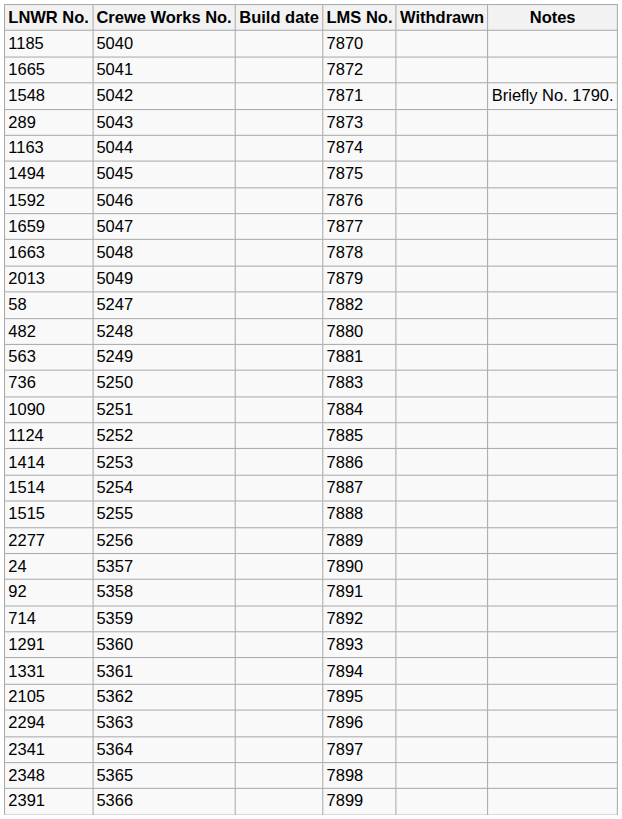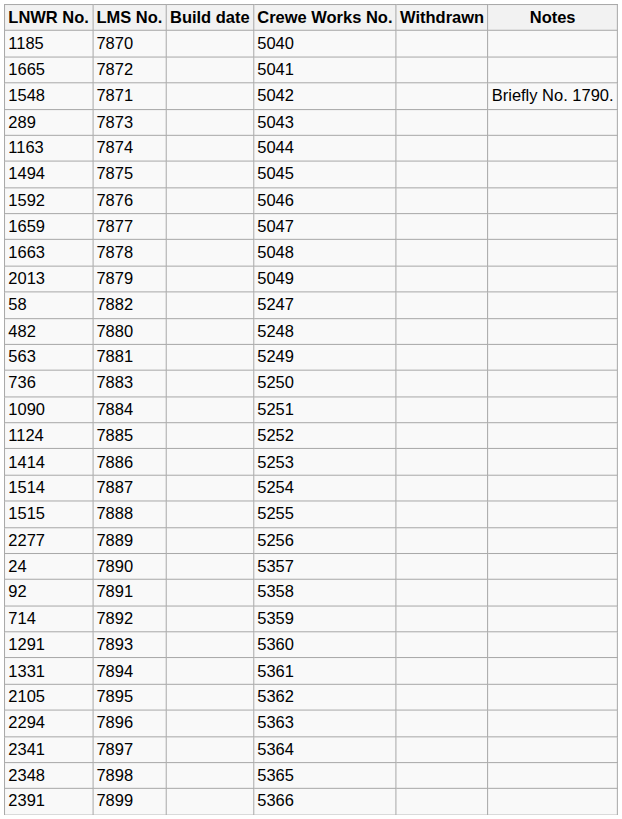columns swapped: (164, 17) <-> (360, 17)
